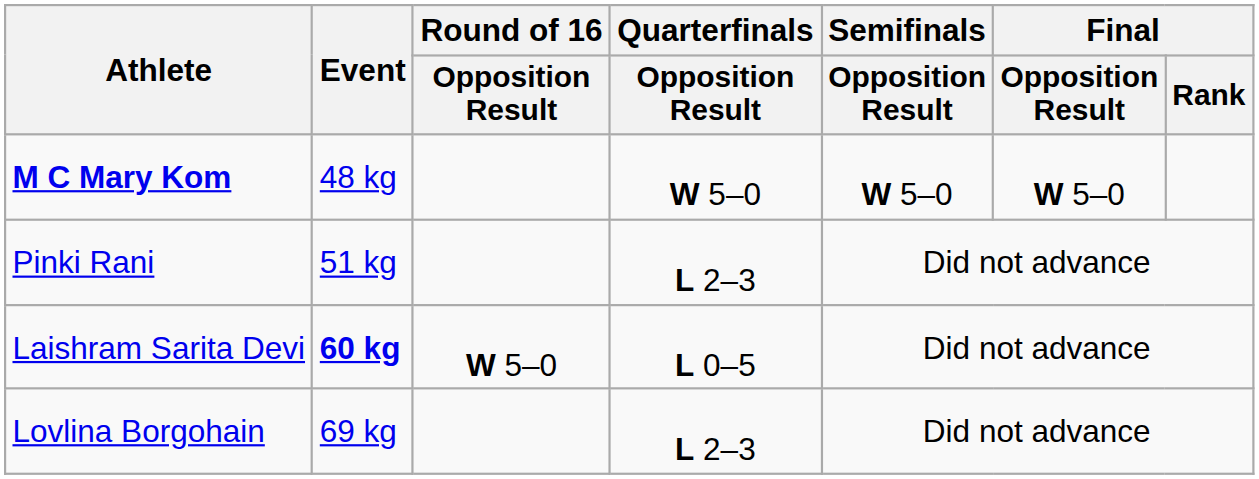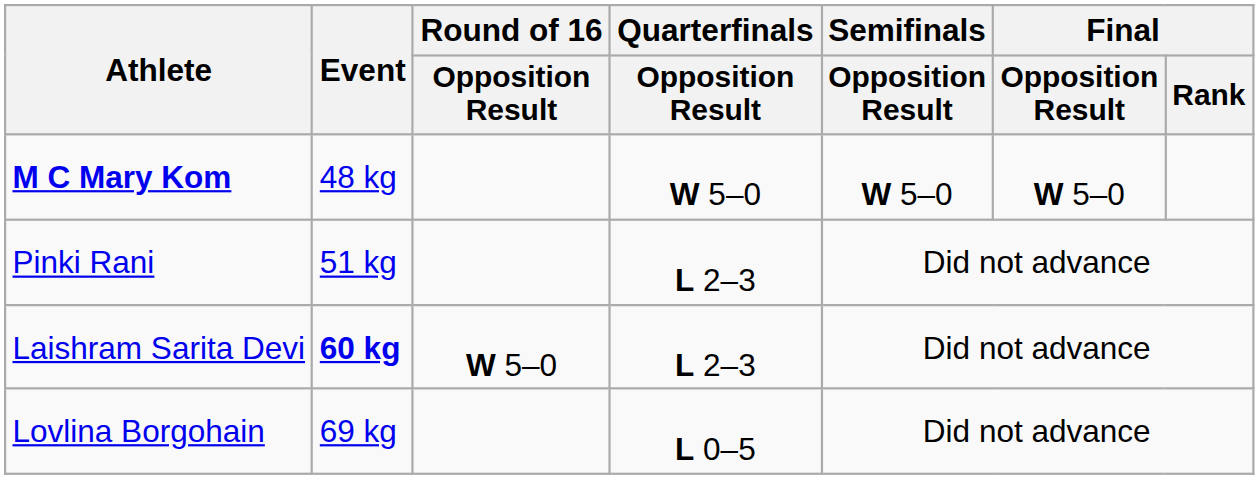(715, 365) L 0–5 -> (715, 365) L 2–3
(715, 450) L 2–3 -> (715, 450) L 0–5
